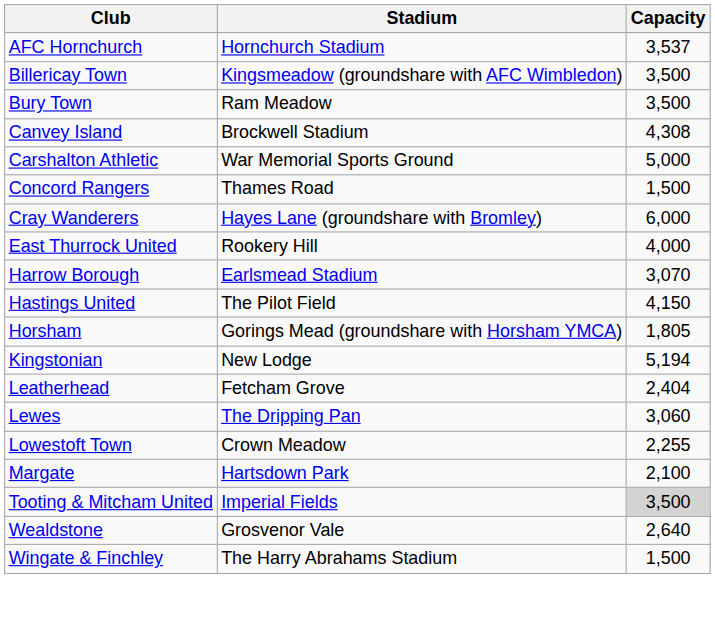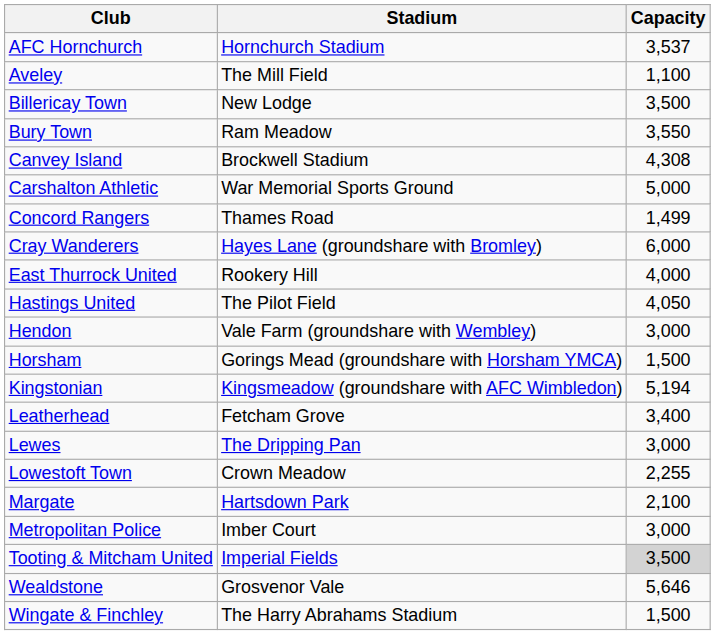+ row: (35, 75)
(422, 75) Kingsmeadow (groundshare with AFC Wimbledon) -> (266, 103) New Lodge
(668, 103) 3,500 -> (668, 132) 3,550
(668, 189) 1,500 -> (668, 217) 1,499
- row: (74, 274)
(668, 302) 4,150 -> (668, 302) 4,050
+ row: (40, 331)
(668, 331) 1,805 -> (668, 359) 1,500
(266, 359) New Lodge -> (422, 388) Kingsmeadow (groundshare with AFC Wimbledon)
(668, 388) 2,404 -> (668, 416) 3,400
(668, 416) 3,060 -> (668, 445) 3,000
+ row: (85, 530)
(668, 530) 2,640 -> (668, 587) 5,646
